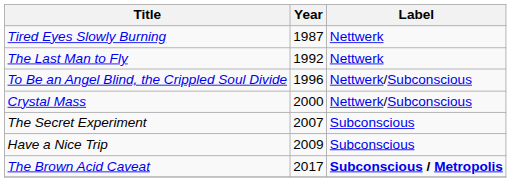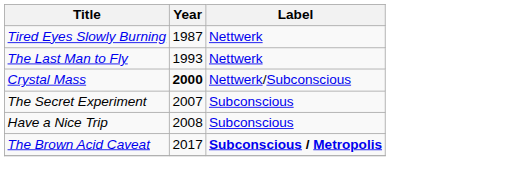(308, 58) 1992 -> (188, 58) 1993
- row: (147, 79)
(308, 101) normal -> (188, 79) bold
(308, 144) 2009 -> (188, 123) 2008
